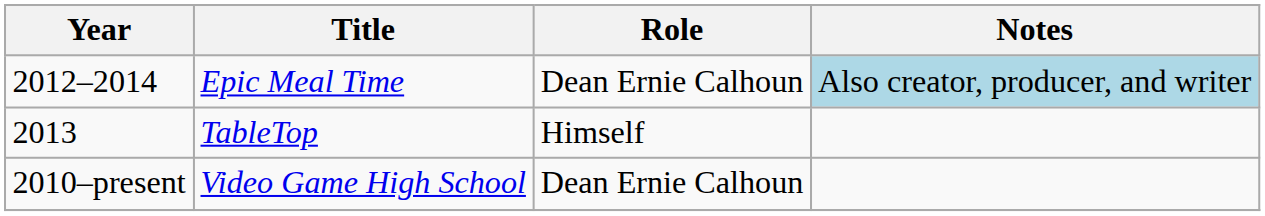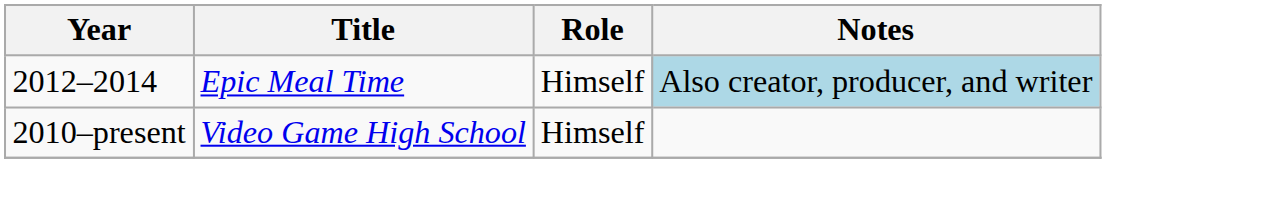(672, 81) Dean Ernie Calhoun -> (593, 81) Himself
- row: (259, 132)
(672, 183) Dean Ernie Calhoun -> (593, 132) Himself
